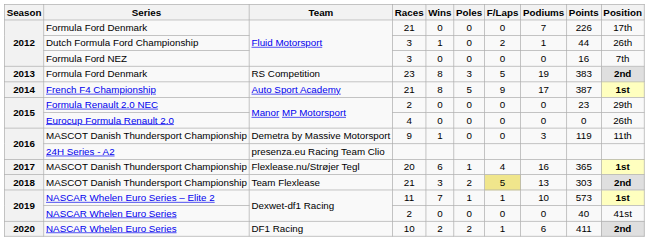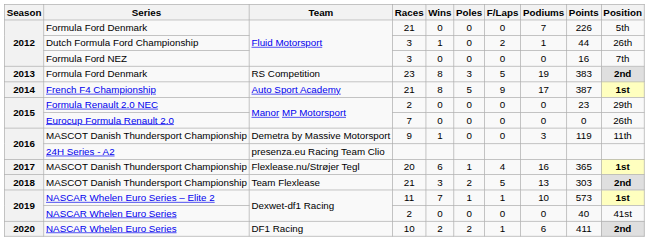(623, 28) 17th -> (623, 28) 5th
(409, 121) 4 -> (409, 121) 7
(503, 183) khaki background -> (503, 183) no background
